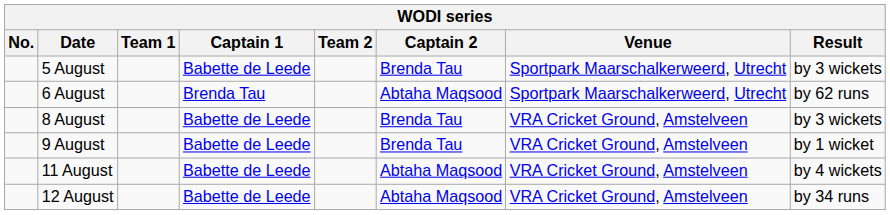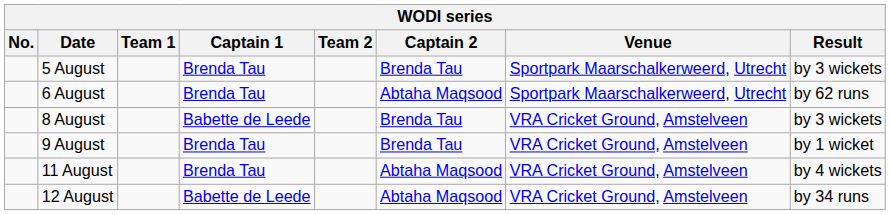(247, 68) Babette de Leede -> (224, 68) Brenda Tau
(247, 145) Babette de Leede -> (224, 145) Brenda Tau
(247, 171) Babette de Leede -> (224, 171) Brenda Tau
